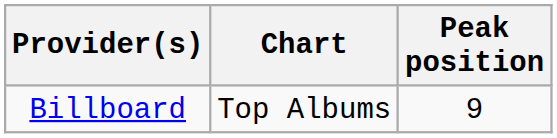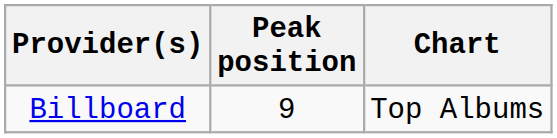columns swapped: (304, 45) <-> (475, 45)
